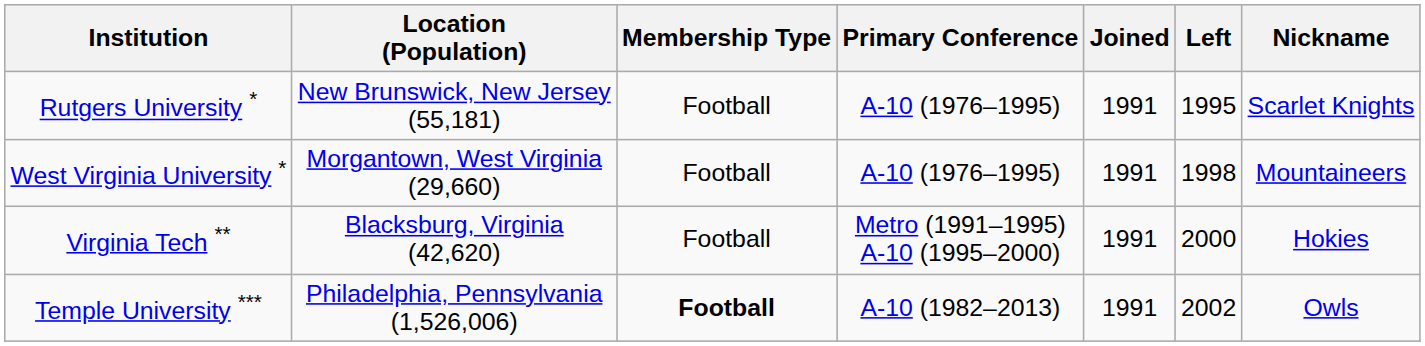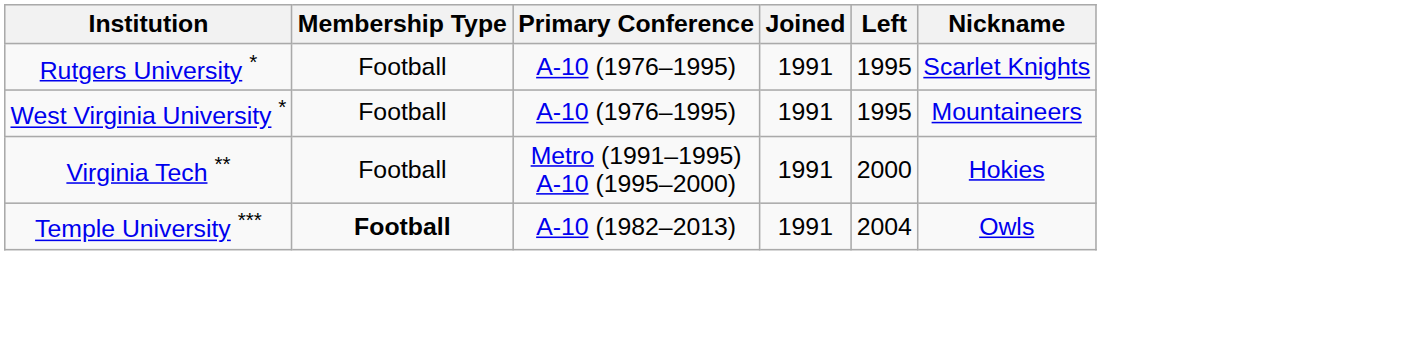- column: (454, 38)
(1209, 172) 1998 -> (884, 112) 1995
(1209, 307) 2002 -> (884, 226) 2004
